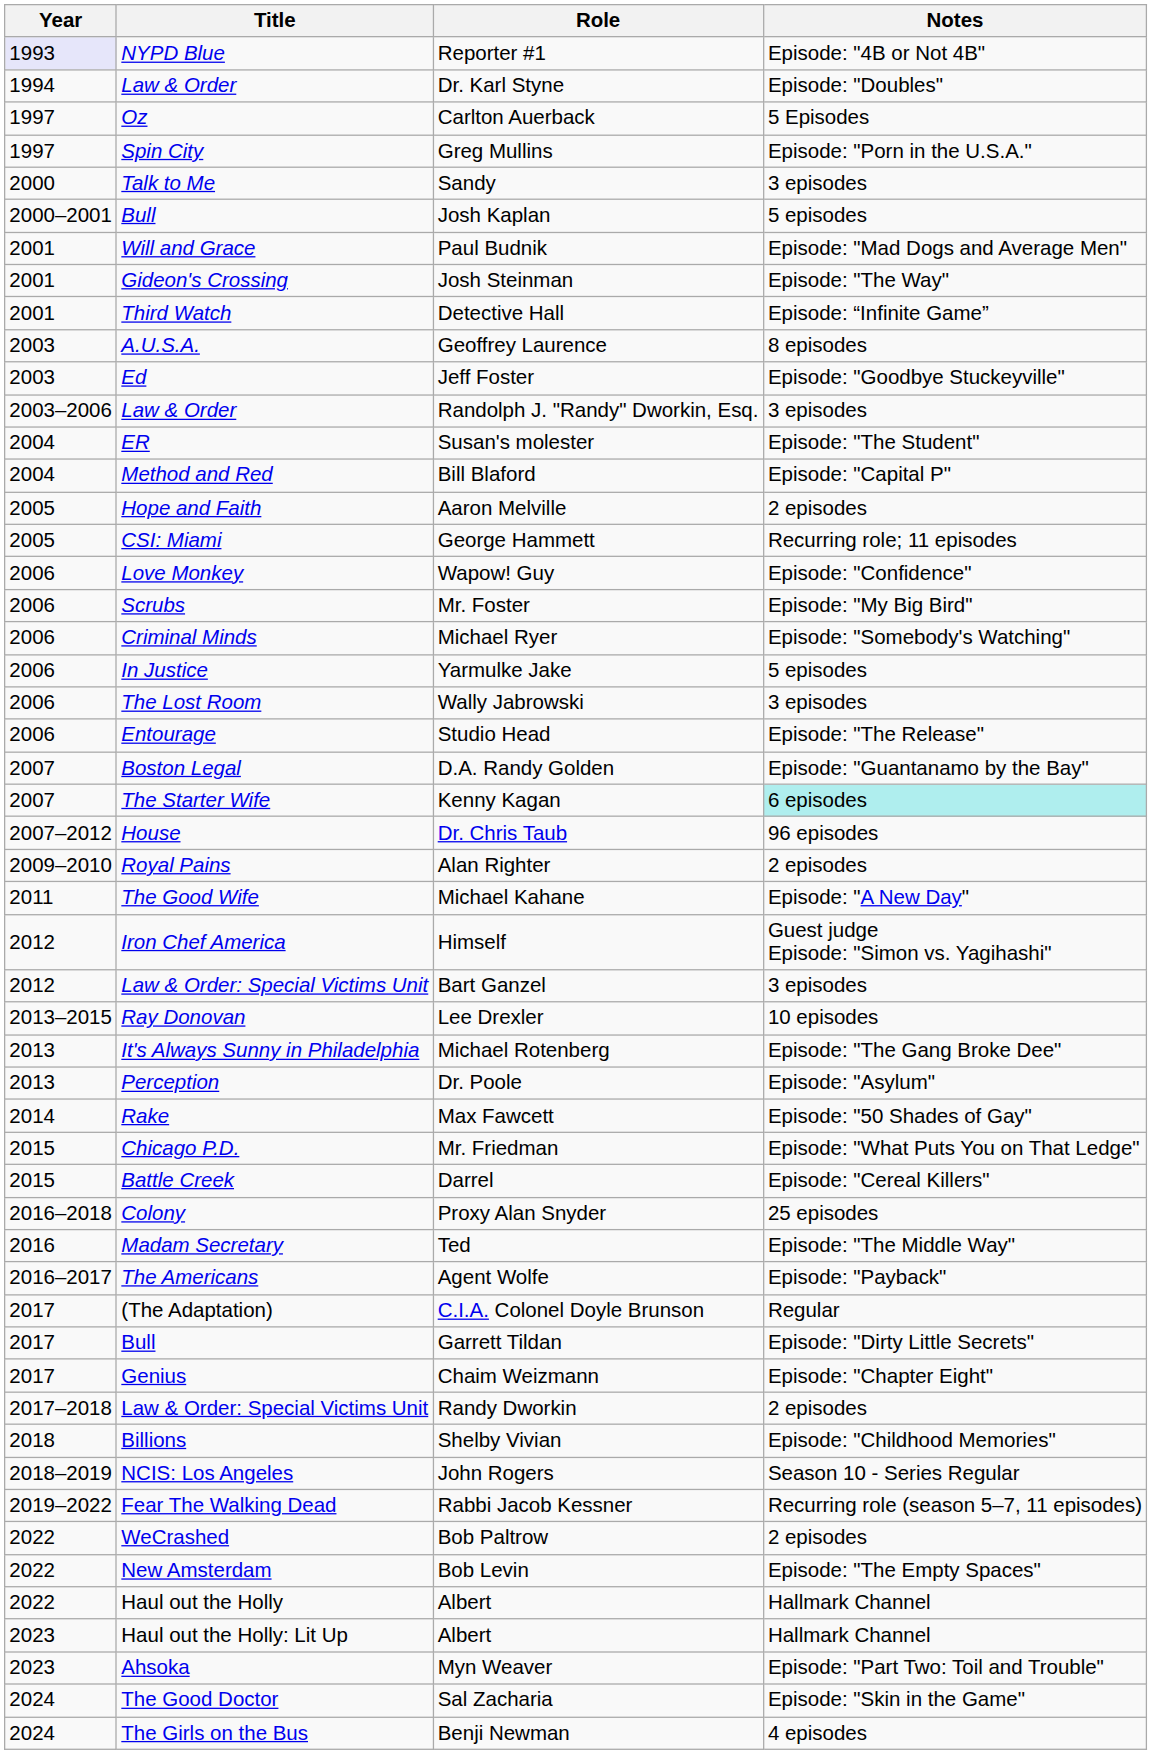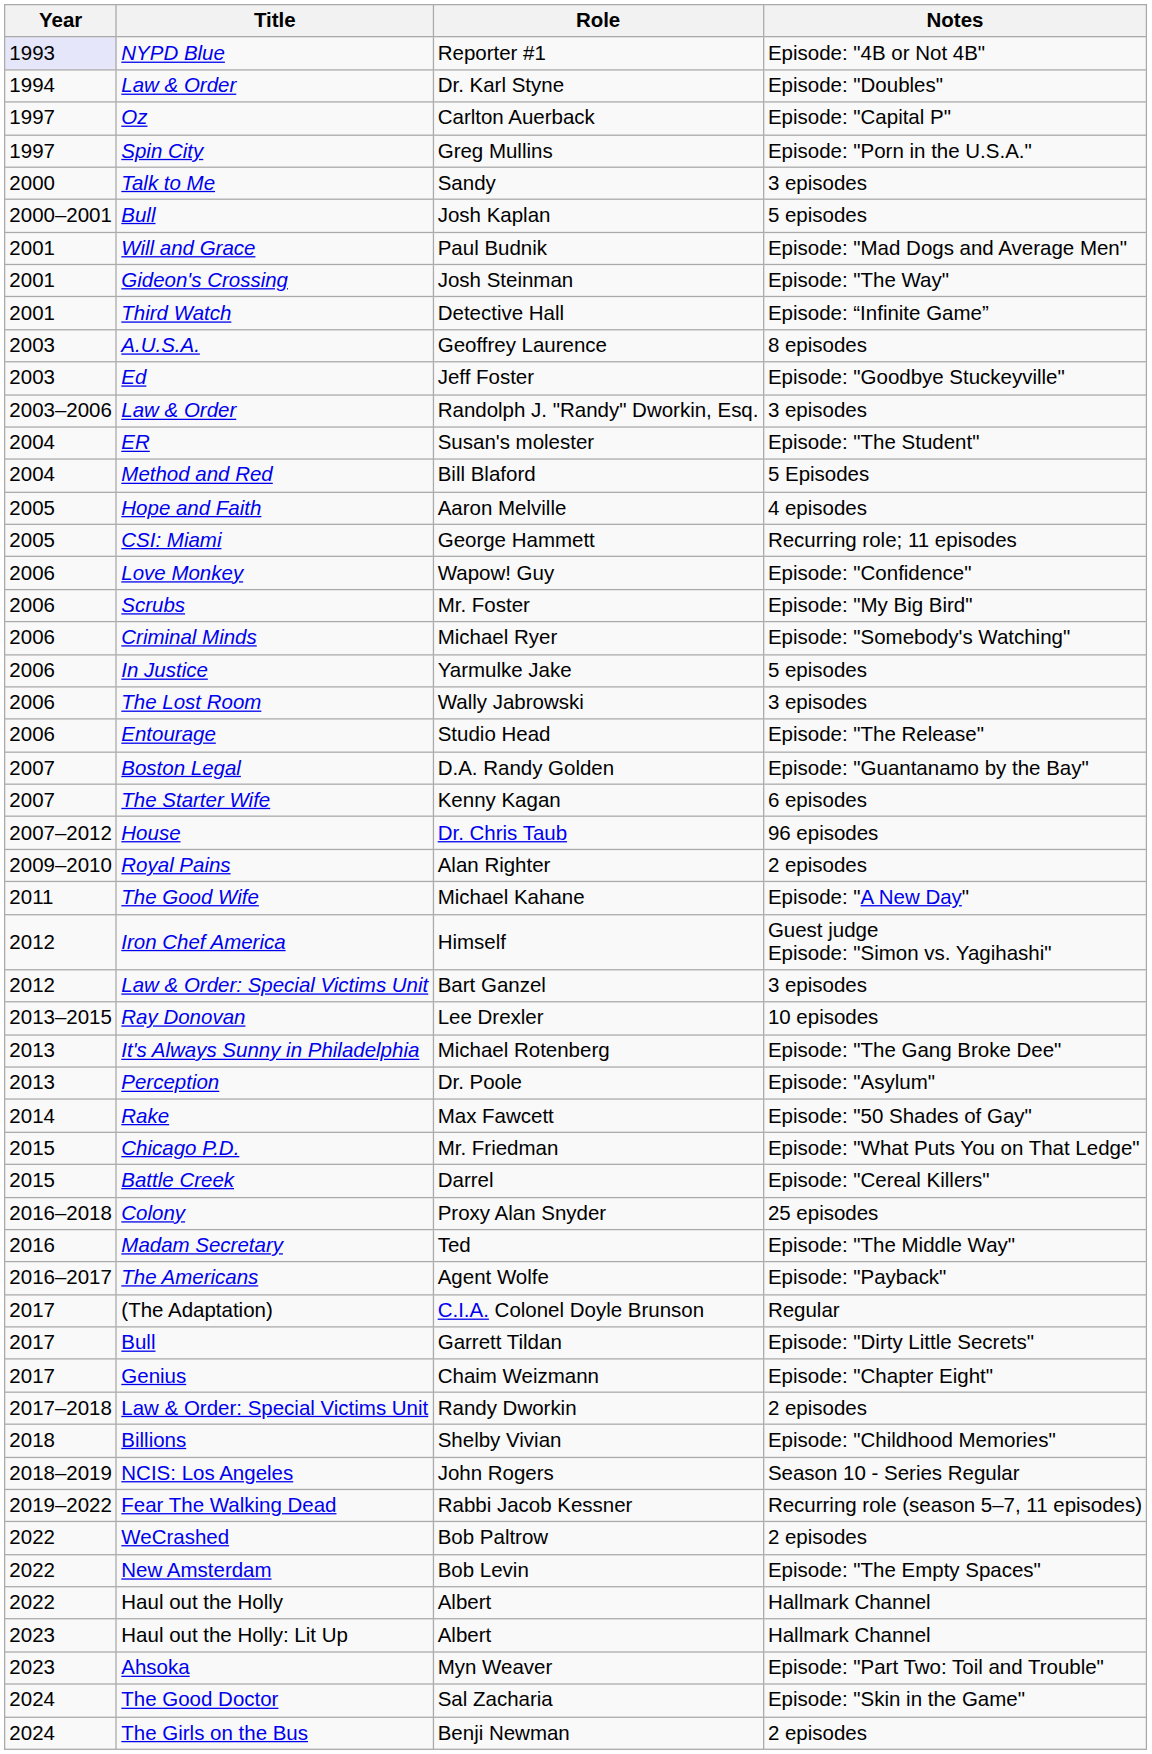(819, 118) 5 Episodes -> (859, 118) Episode: "Capital P"
(859, 475) Episode: "Capital P" -> (819, 475) 5 Episodes
(817, 507) 2 episodes -> (817, 507) 4 episodes
(817, 800) paleturquoise background -> (817, 800) no background
(817, 1732) 4 episodes -> (817, 1732) 2 episodes
